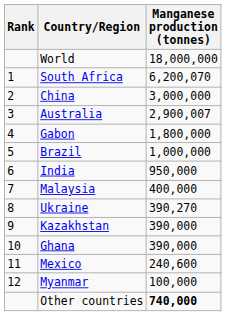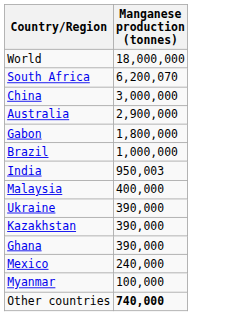- column: (21, 27)
(180, 115) 2,900,007 -> (147, 115) 2,900,000
(173, 171) 950,000 -> (140, 171) 950,003
(173, 208) 390,270 -> (140, 208) 390,000
(173, 264) 240,600 -> (140, 264) 240,000
